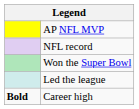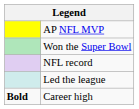rows swapped: (87, 63) <-> (68, 46)
